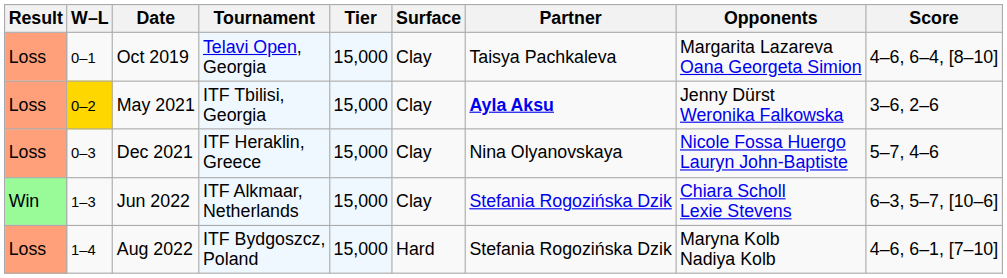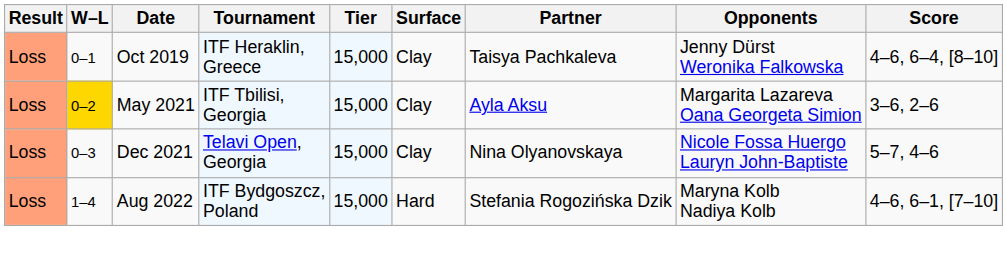(252, 56) Telavi Open, Georgia -> (254, 56) ITF Heraklin, Greece
(771, 56) Margarita Lazareva Oana Georgeta Simion -> (762, 56) Jenny Dürst Weronika Falkowska
(512, 104) bold -> (508, 104) normal
(762, 104) Jenny Dürst Weronika Falkowska -> (771, 104) Margarita Lazareva Oana Georgeta Simion
(254, 153) ITF Heraklin, Greece -> (252, 153) Telavi Open, Georgia
- row: (153, 201)
